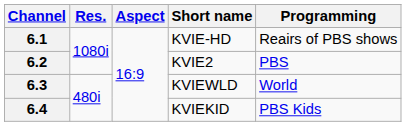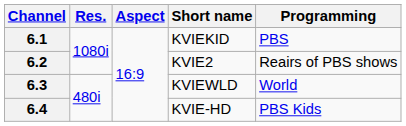(201, 39) KVIE-HD -> (200, 39) KVIEKID
(328, 39) Reairs of PBS shows -> (274, 39) PBS
(274, 62) PBS -> (328, 62) Reairs of PBS shows
(200, 109) KVIEKID -> (201, 109) KVIE-HD
